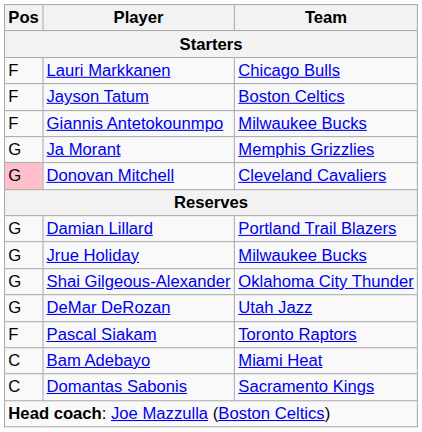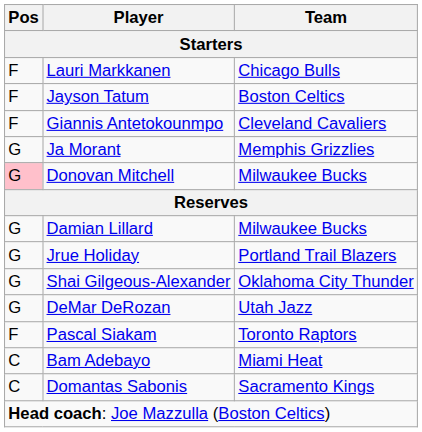(303, 123) Milwaukee Bucks -> (312, 123) Cleveland Cavaliers
(312, 176) Cleveland Cavaliers -> (303, 176) Milwaukee Bucks
(317, 228) Portland Trail Blazers -> (303, 228) Milwaukee Bucks
(303, 255) Milwaukee Bucks -> (317, 255) Portland Trail Blazers
